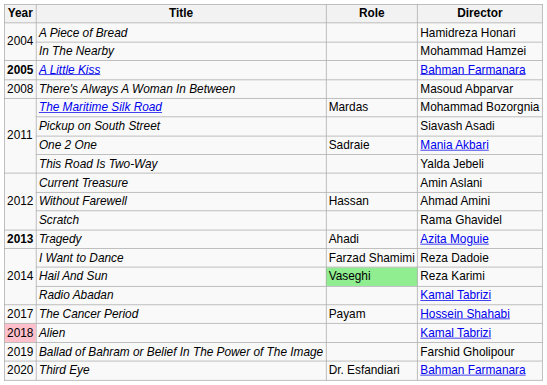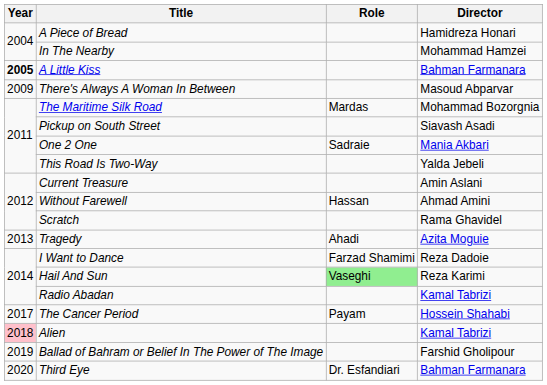(20, 88) 2008 -> (20, 88) 2009
(20, 239) bold -> (20, 239) normal
